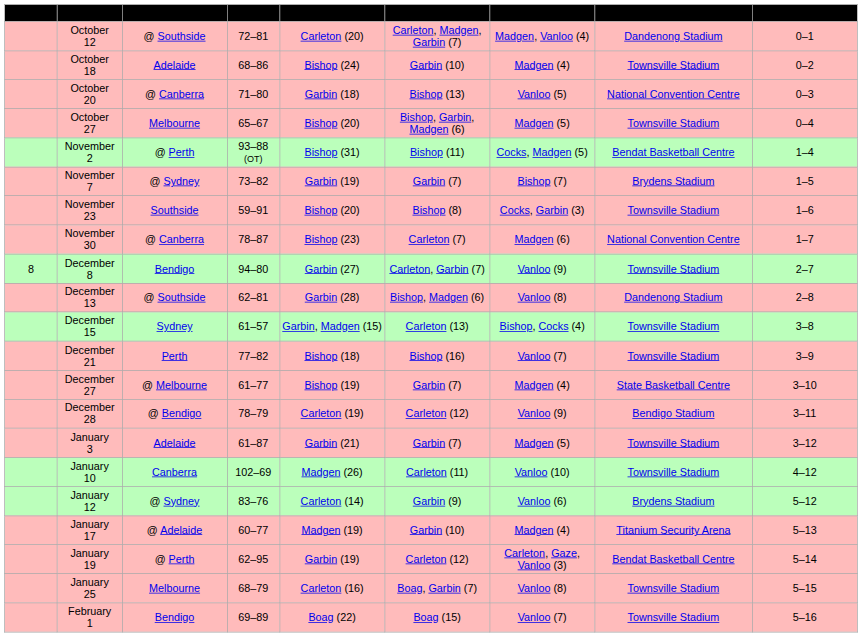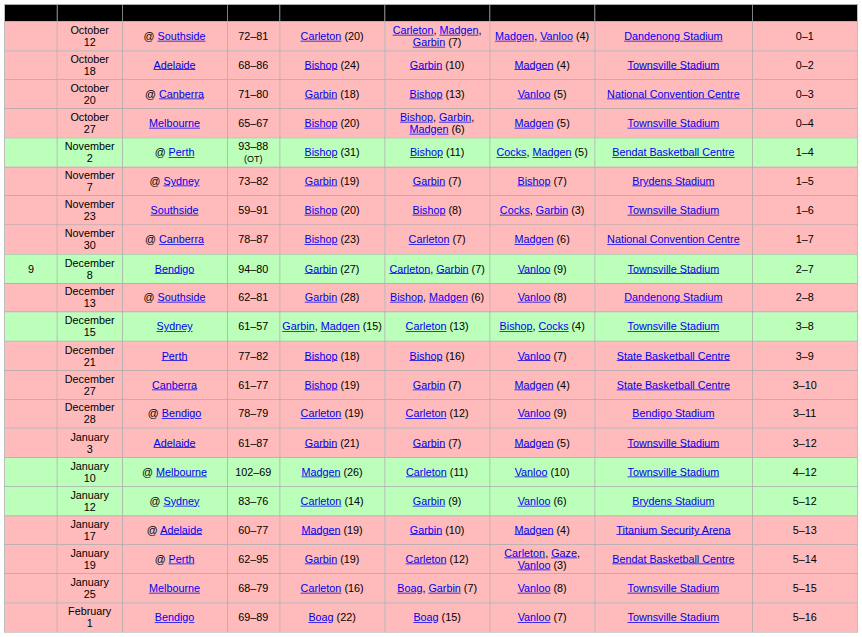(31, 269) 8 -> (31, 269) 9
(673, 356) Townsville Stadium -> (673, 356) State Basketball Centre
(175, 385) @ Melbourne -> (175, 385) Canberra
(175, 472) Canberra -> (175, 472) @ Melbourne
